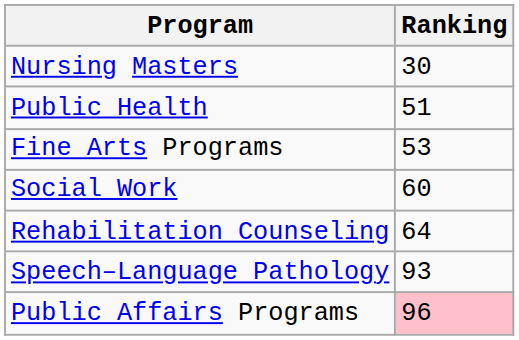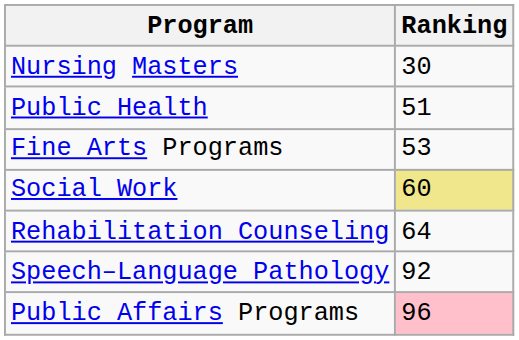(417, 190) no background -> (417, 190) khaki background
(417, 272) 93 -> (417, 272) 92
